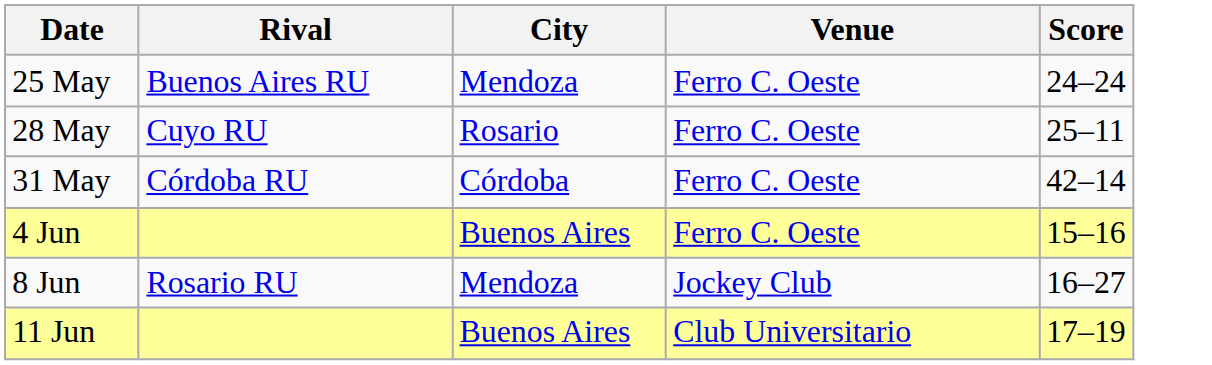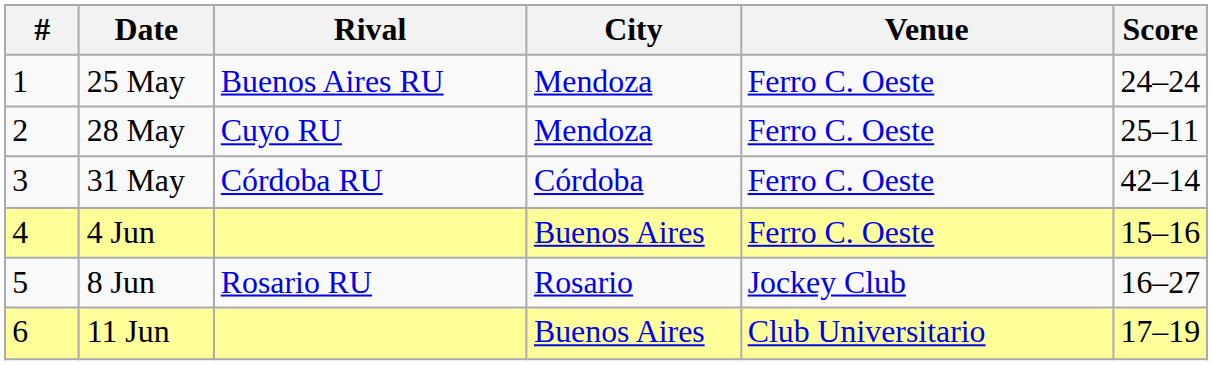+ column: (42, 29)
(509, 130) Rosario -> (593, 130) Mendoza
(519, 282) Mendoza -> (583, 282) Rosario
